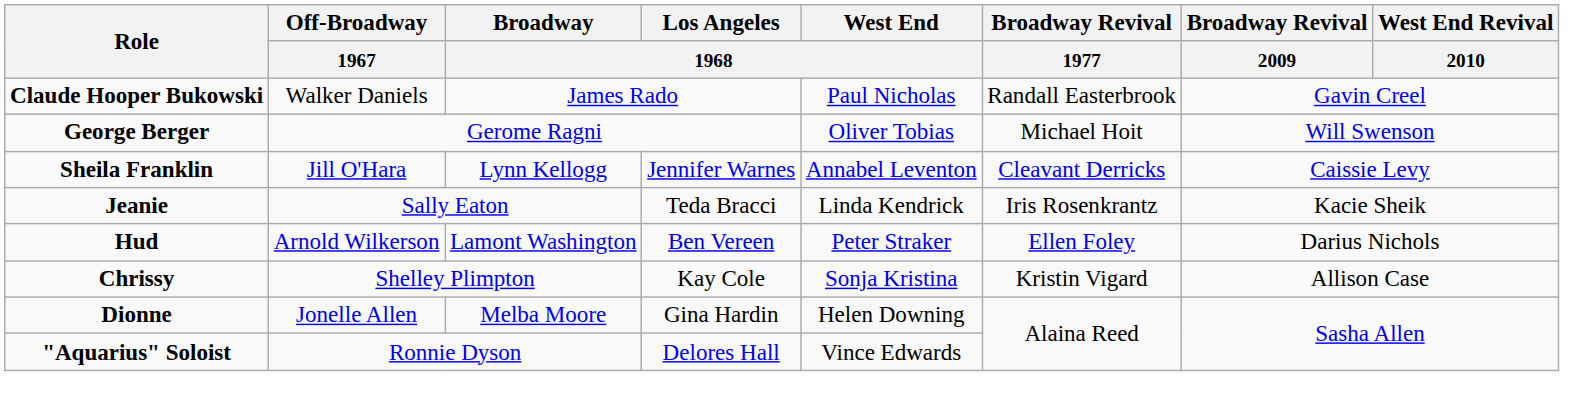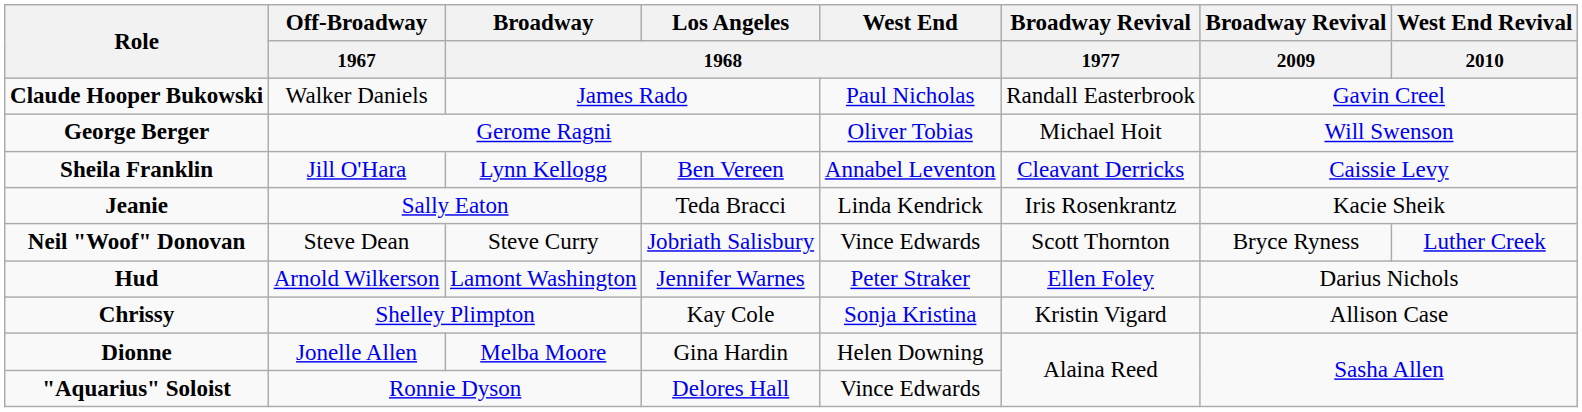(721, 168) Jennifer Warnes -> (731, 168) Ben Vereen
+ row: (137, 242)
(721, 242) Ben Vereen -> (731, 278) Jennifer Warnes
